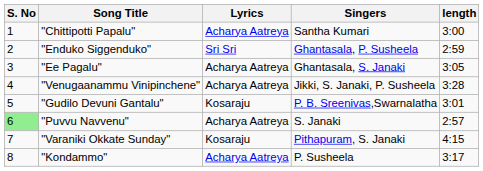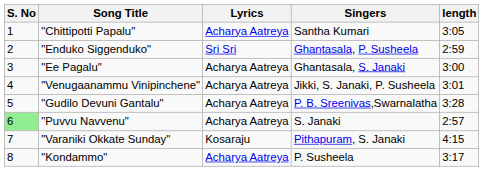(453, 31) 3:00 -> (453, 31) 3:05
(453, 67) 3:05 -> (453, 67) 3:00
(453, 85) 3:28 -> (453, 85) 3:01
(228, 103) Kosaraju -> (247, 103) Acharya Aatreya
(453, 103) 3:01 -> (453, 103) 3:28
